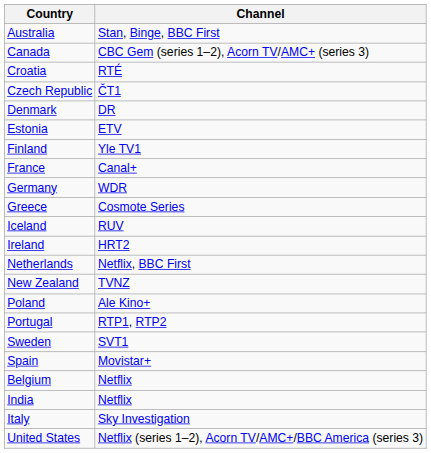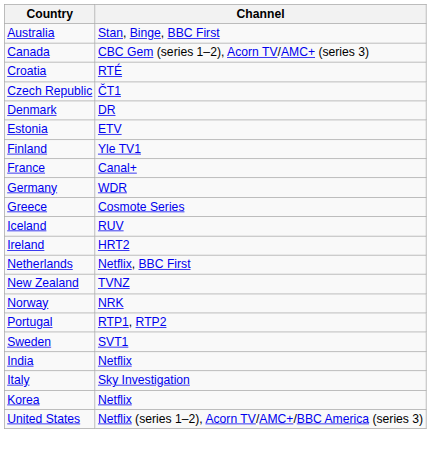+ row: (28, 303)
- row: (26, 303)
- row: (23, 361)
- row: (29, 380)
+ row: (23, 399)
